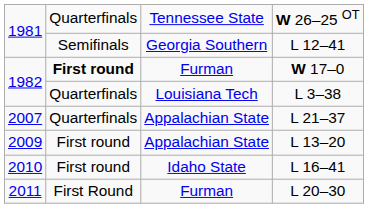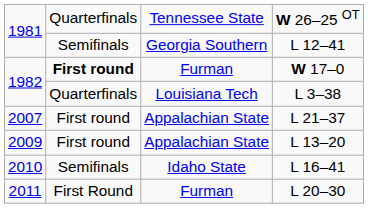(93, 118) Quarterfinals -> (93, 118) First round
(93, 166) First round -> (93, 166) Semifinals
